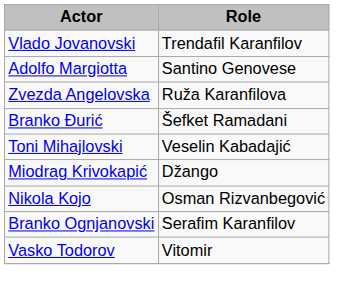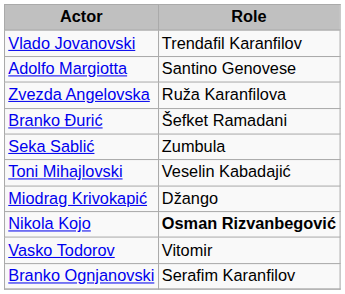+ row: (51, 146)
(243, 198) normal -> (249, 224) bold
rows swapped: (81, 224) <-> (61, 250)
